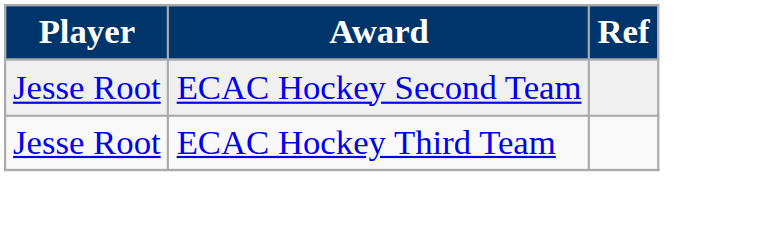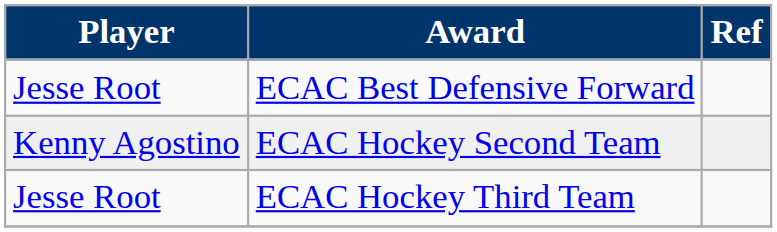+ row: (475, 87)
(87, 87) Jesse Root -> (126, 142) Kenny Agostino
